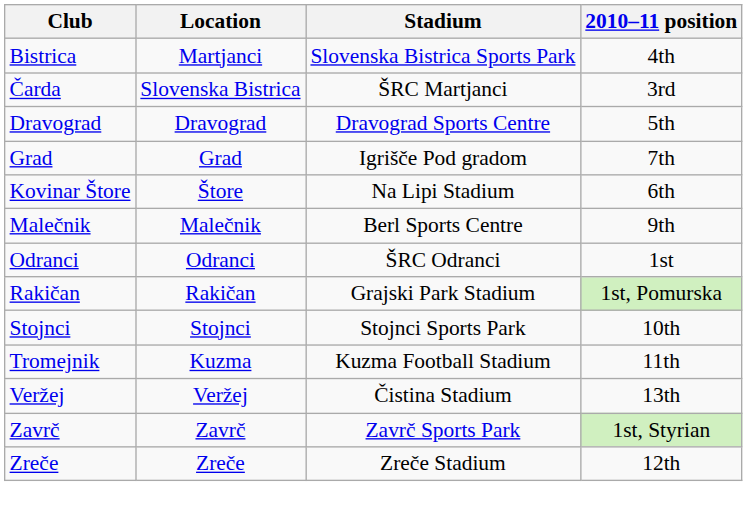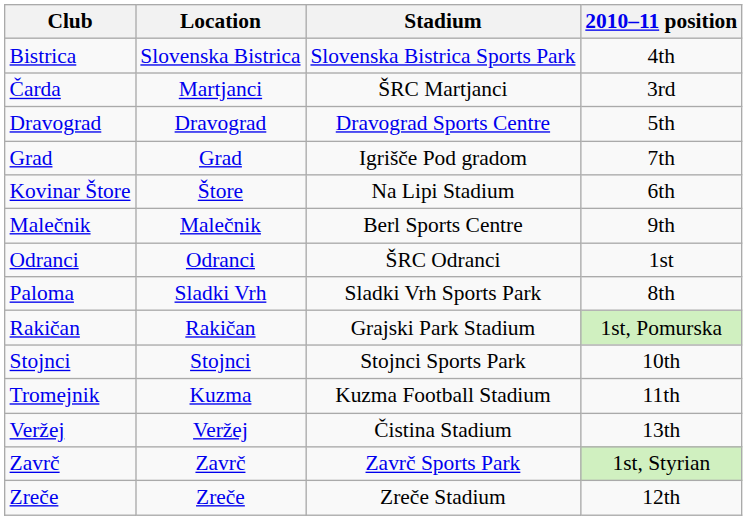(220, 55) Martjanci -> (220, 55) Slovenska Bistrica
(220, 89) Slovenska Bistrica -> (220, 89) Martjanci
+ row: (42, 293)
